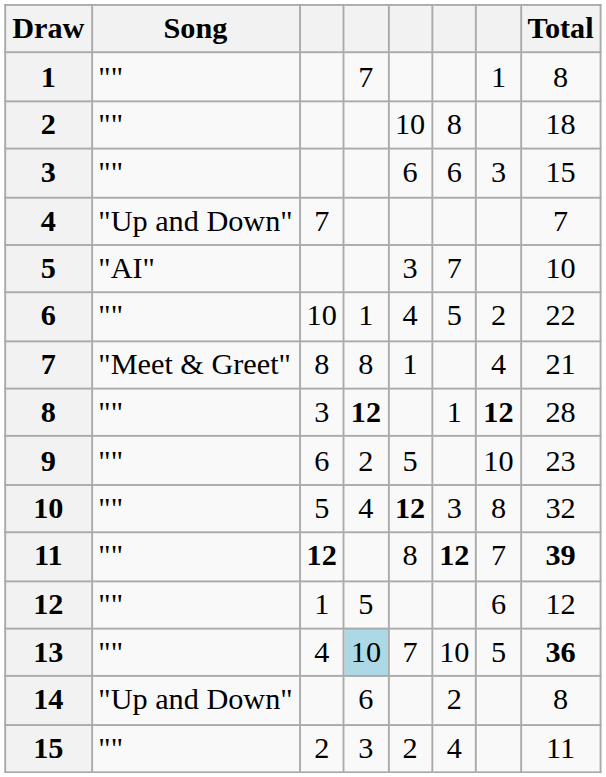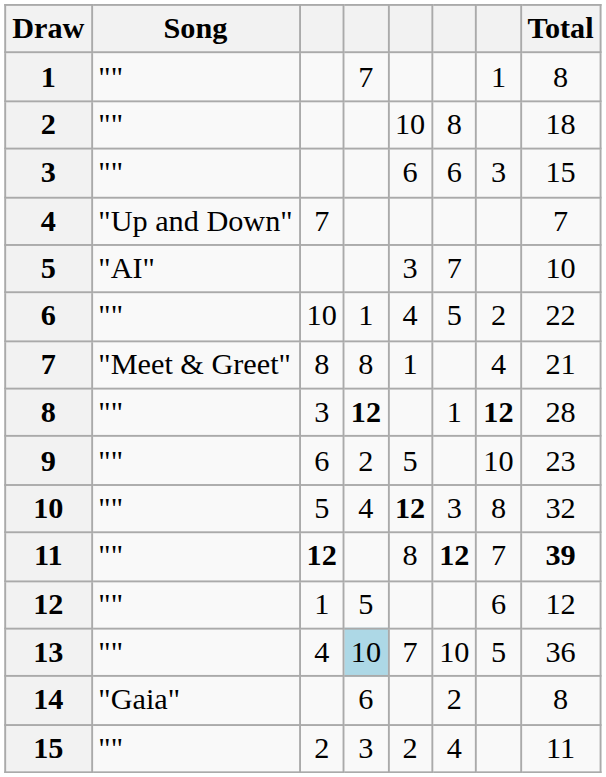(561, 651) bold -> (561, 651) normal
(195, 699) "Up and Down" -> (139, 699) "Gaia"
